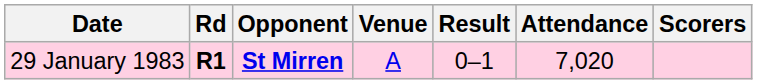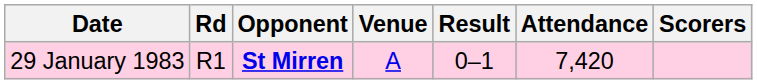(211, 61) bold -> (211, 61) normal
(585, 61) 7,020 -> (585, 61) 7,420
